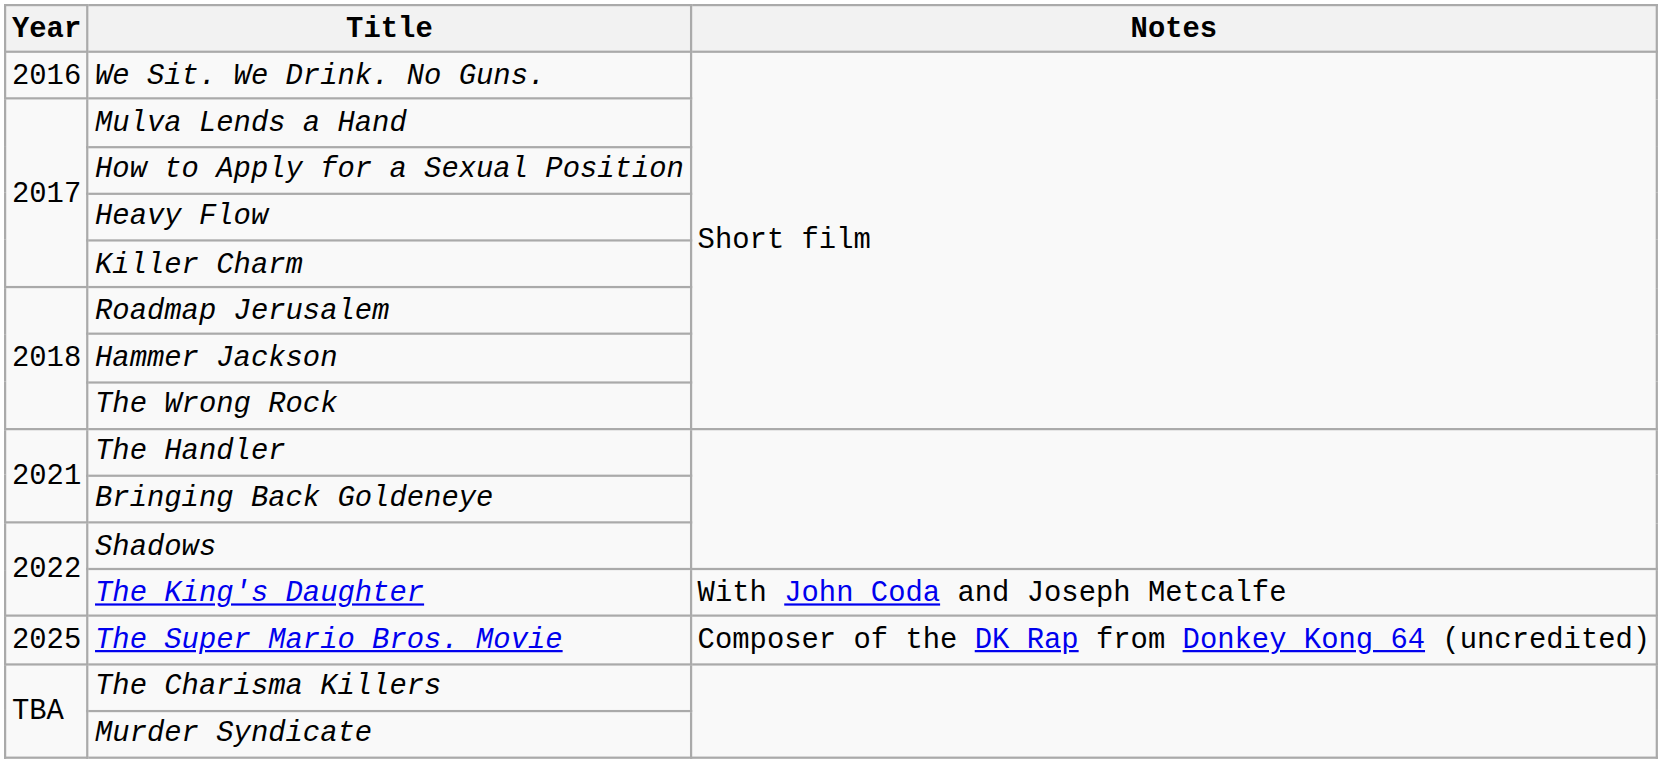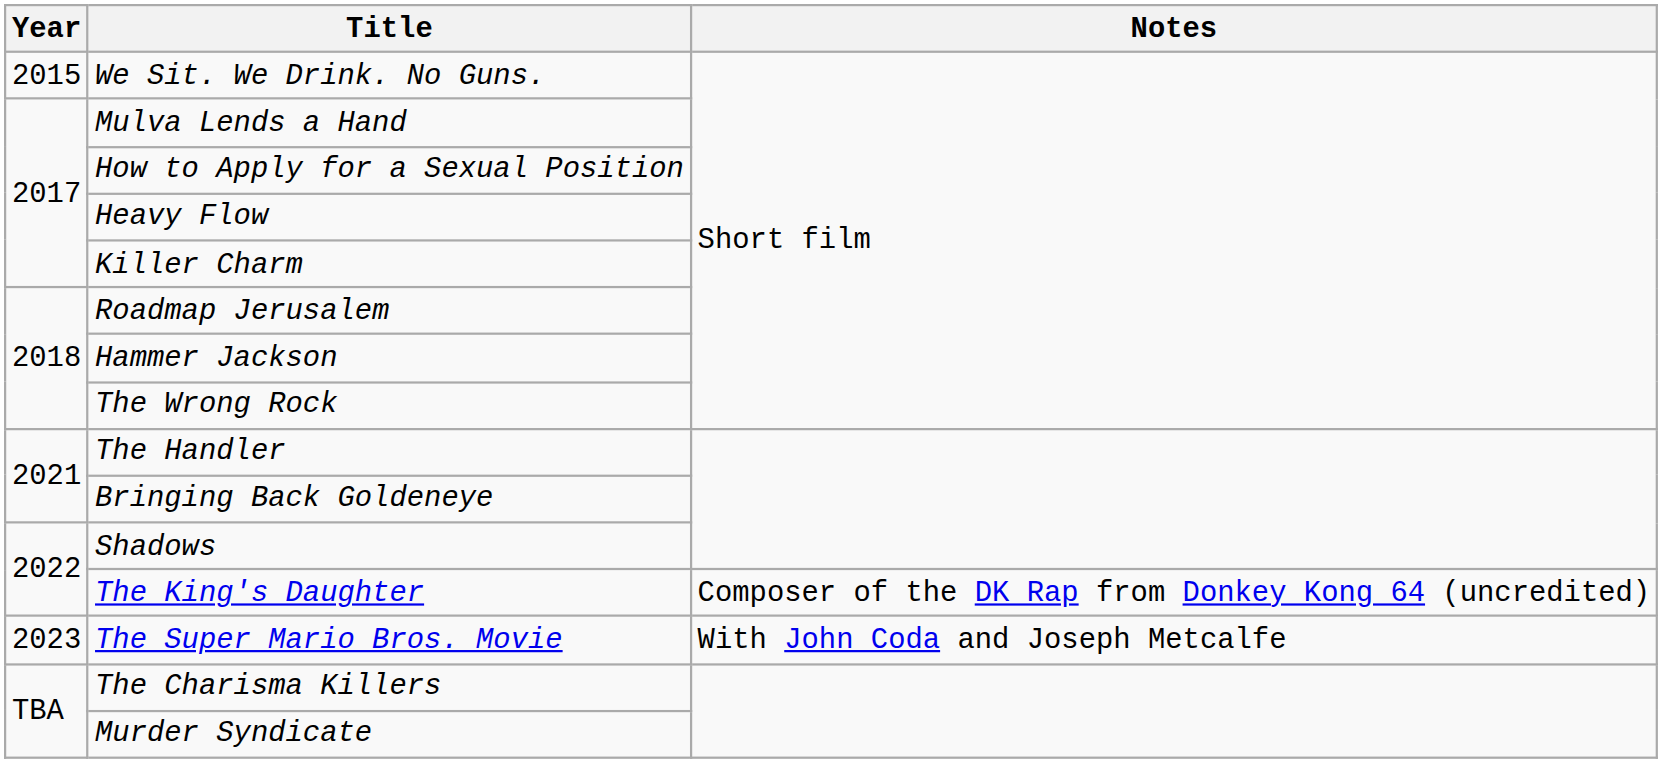(47, 76) 2016 -> (47, 76) 2015
(992, 593) With John Coda and Joseph Metcalfe -> (1174, 593) Composer of the DK Rap from Donkey Kong 64 (uncredited)
(47, 640) 2025 -> (47, 640) 2023
(1174, 640) Composer of the DK Rap from Donkey Kong 64 (uncredited) -> (992, 640) With John Coda and Joseph Metcalfe
